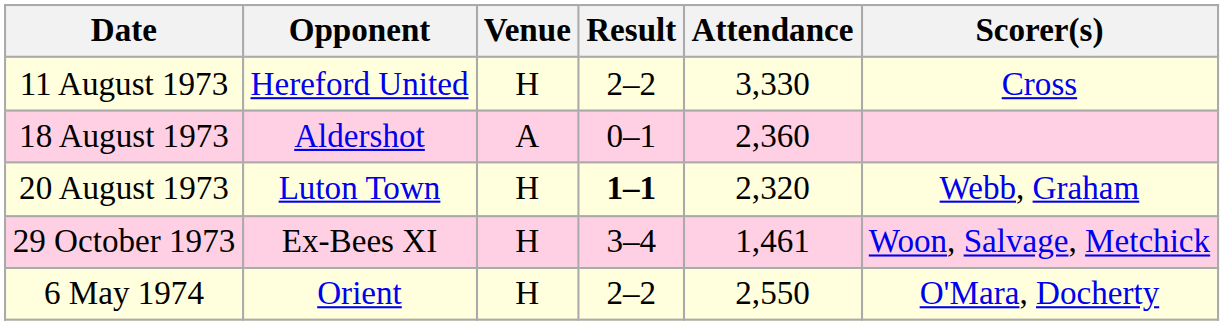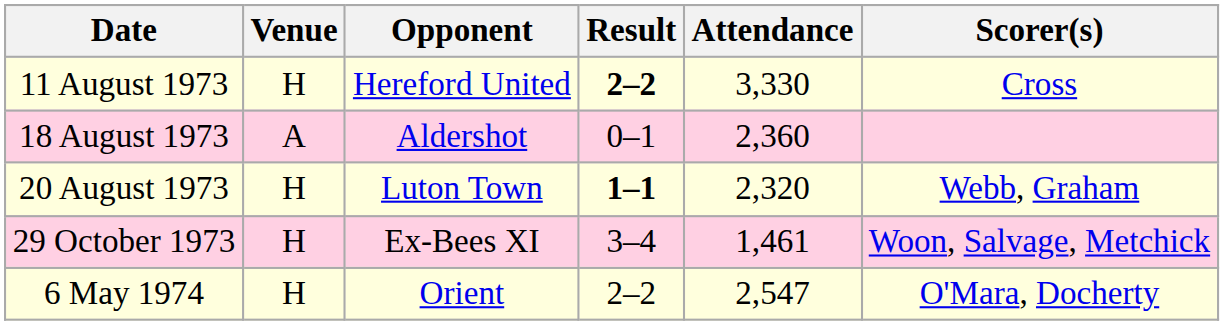columns swapped: (359, 30) <-> (527, 30)
(631, 83) normal -> (631, 83) bold
(773, 293) 2,550 -> (773, 293) 2,547
